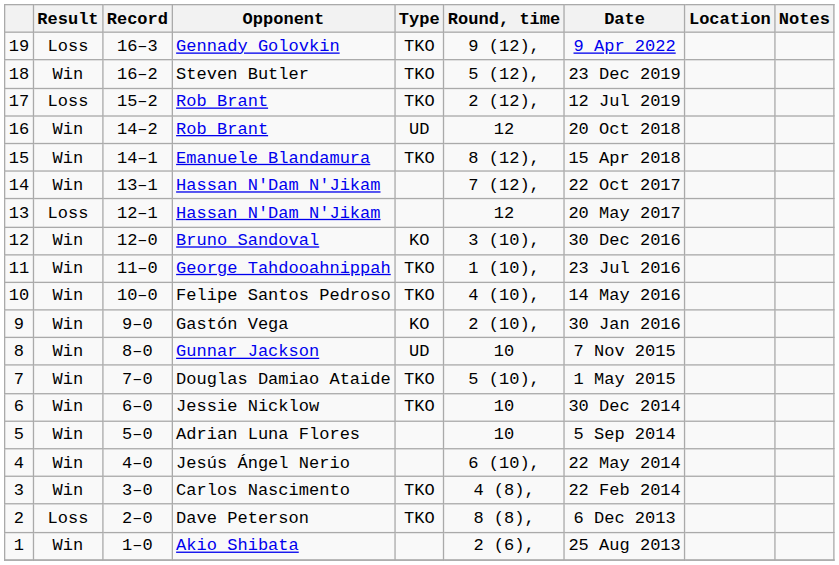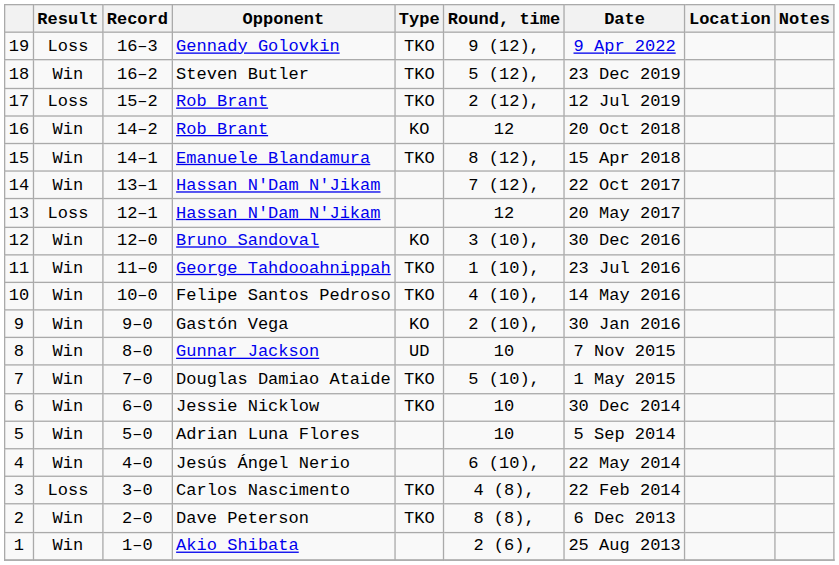(419, 130) UD -> (419, 130) KO
(68, 490) Win -> (68, 490) Loss
(68, 518) Loss -> (68, 518) Win
